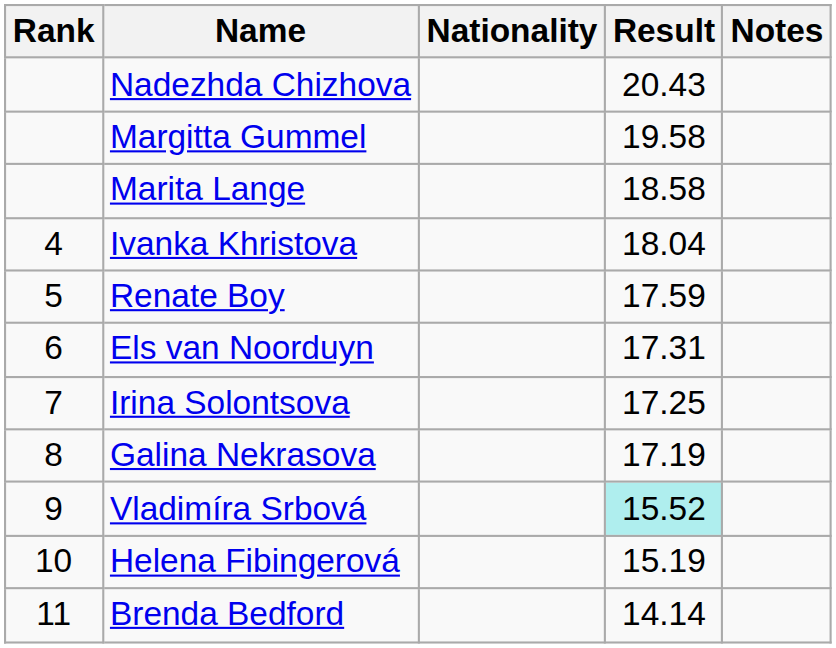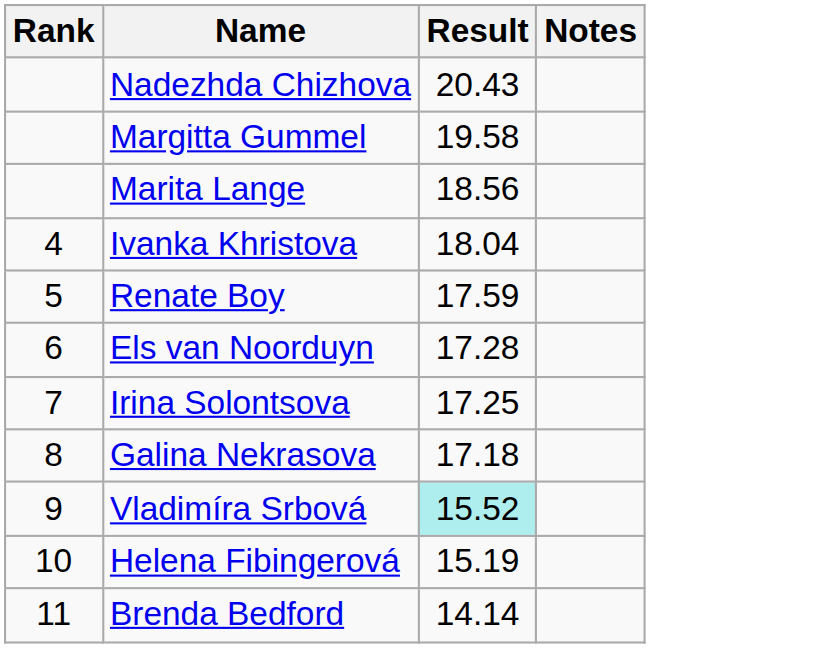- column: (512, 31)
(664, 190) 18.58 -> (478, 190) 18.56
(664, 349) 17.31 -> (478, 349) 17.28
(664, 455) 17.19 -> (478, 455) 17.18
